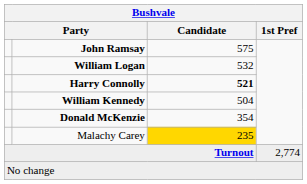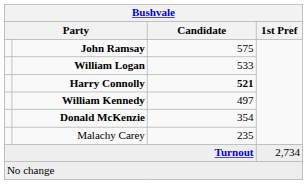(245, 65) 532 -> (245, 65) 533
(245, 100) 504 -> (245, 100) 497
(245, 135) gold background -> (245, 135) no background
(288, 153) 2,774 -> (288, 153) 2,734
